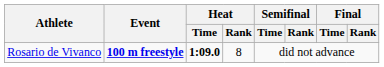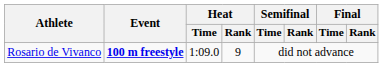(205, 53) bold -> (204, 53) normal
(239, 53) 8 -> (238, 53) 9
